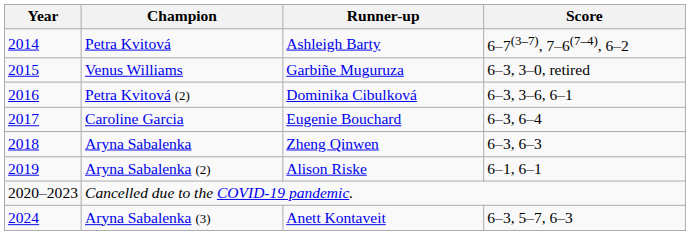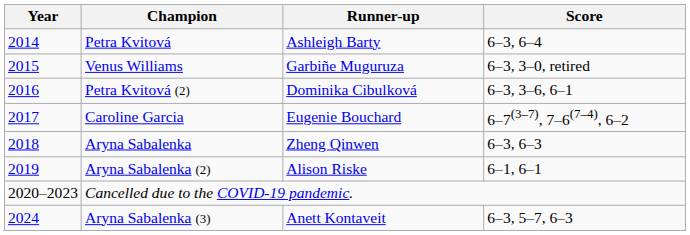(558, 43) 6–7(3–7), 7–6(7–4), 6–2 -> (515, 41) 6–3, 6–4
(515, 119) 6–3, 6–4 -> (558, 117) 6–7(3–7), 7–6(7–4), 6–2
